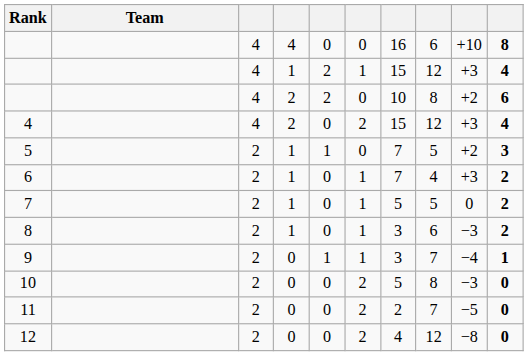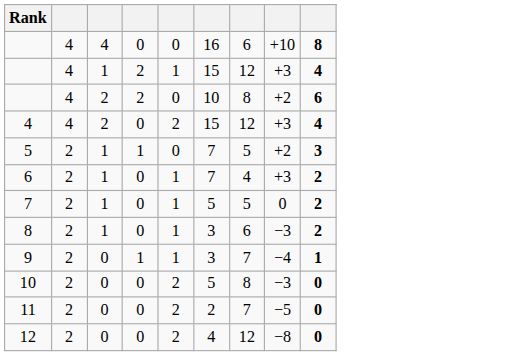- column: (145, 18)
